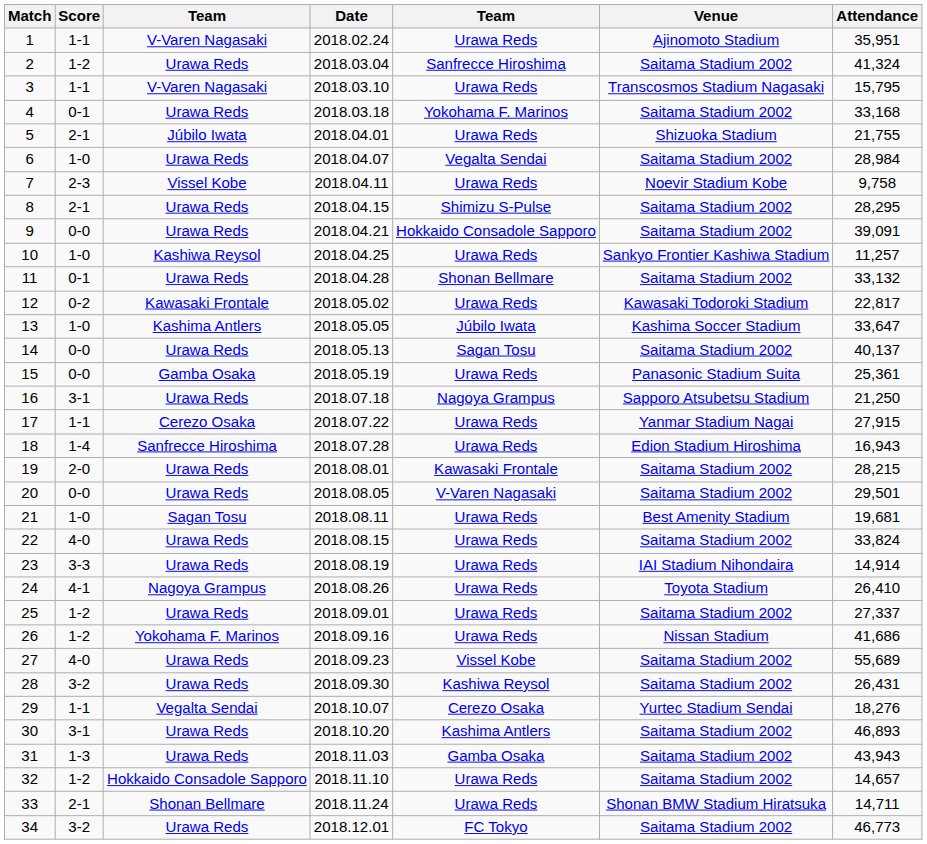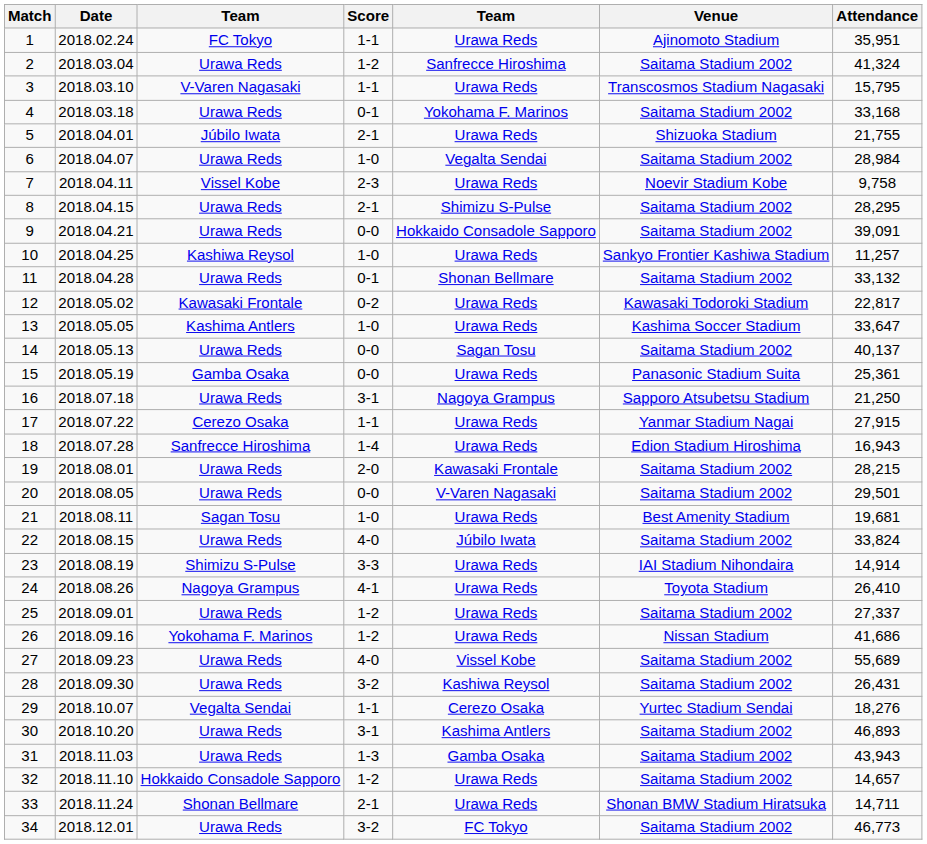columns swapped: (351, 16) <-> (79, 16)
(207, 40) V-Varen Nagasaki -> (240, 40) FC Tokyo
(496, 326) Júbilo Iwata -> (496, 326) Urawa Reds
(496, 541) Urawa Reds -> (496, 541) Júbilo Iwata
(207, 565) Urawa Reds -> (240, 565) Shimizu S-Pulse
